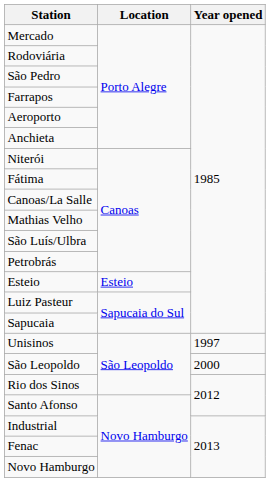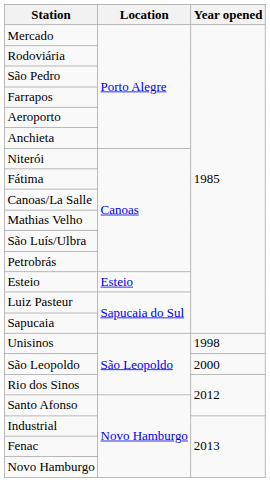(207, 343) 1997 -> (207, 343) 1998
